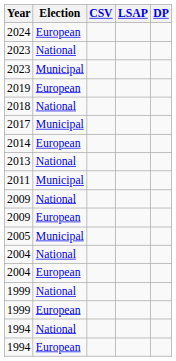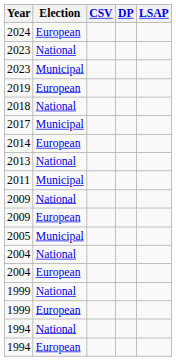columns swapped: (161, 13) <-> (133, 13)
